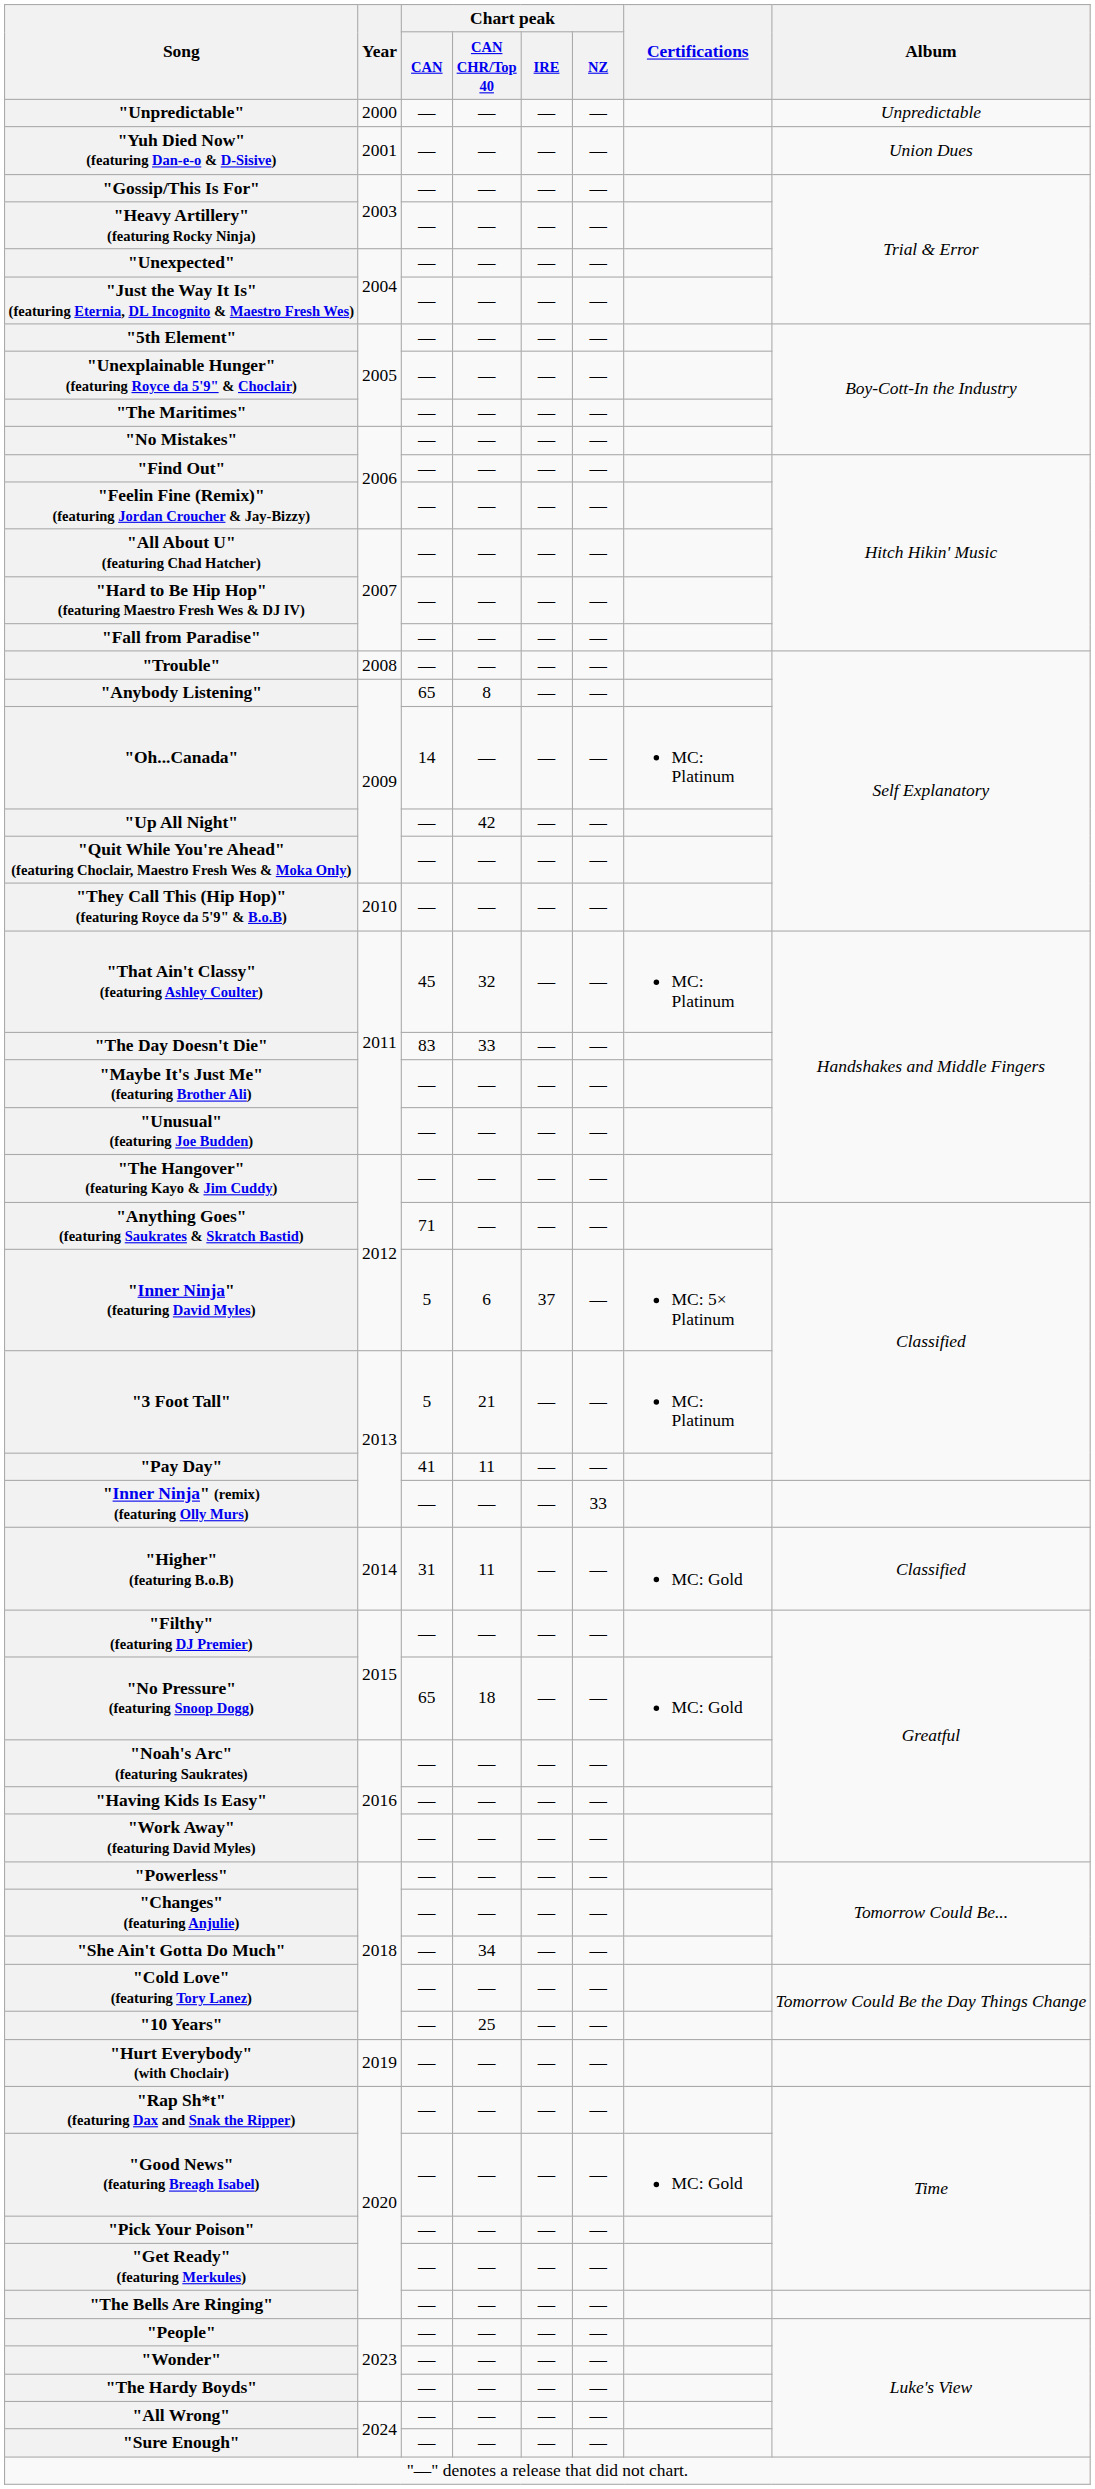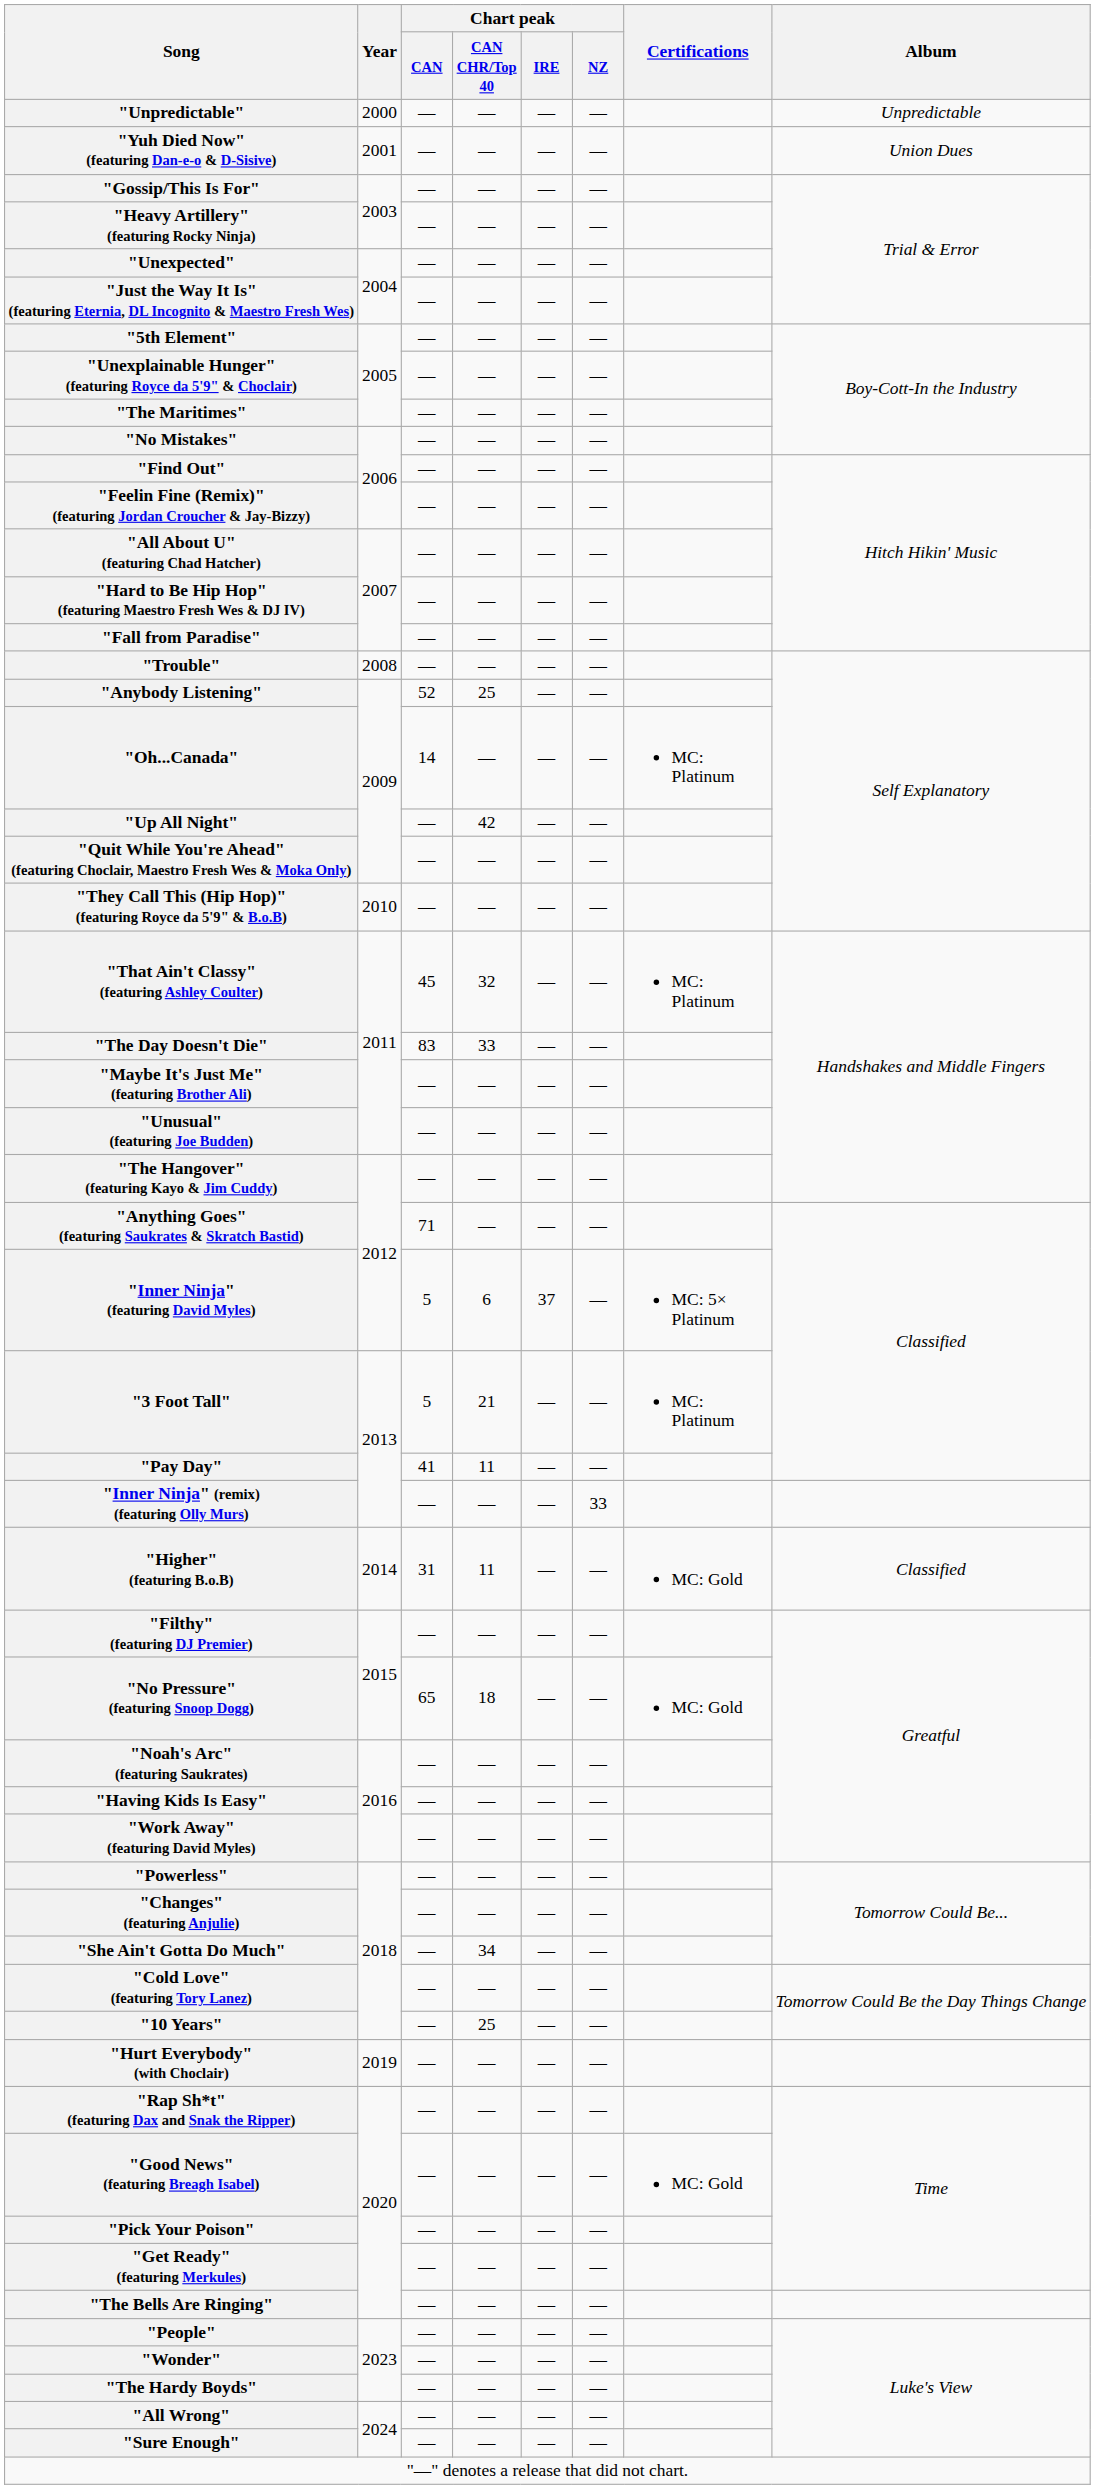(427, 692) 65 -> (427, 692) 52
(487, 692) 8 -> (487, 692) 25
